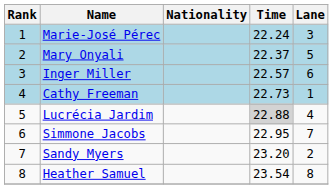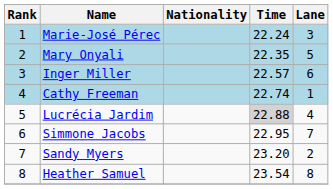(271, 54) 22.37 -> (271, 54) 22.35
(271, 94) 22.73 -> (271, 94) 22.74
